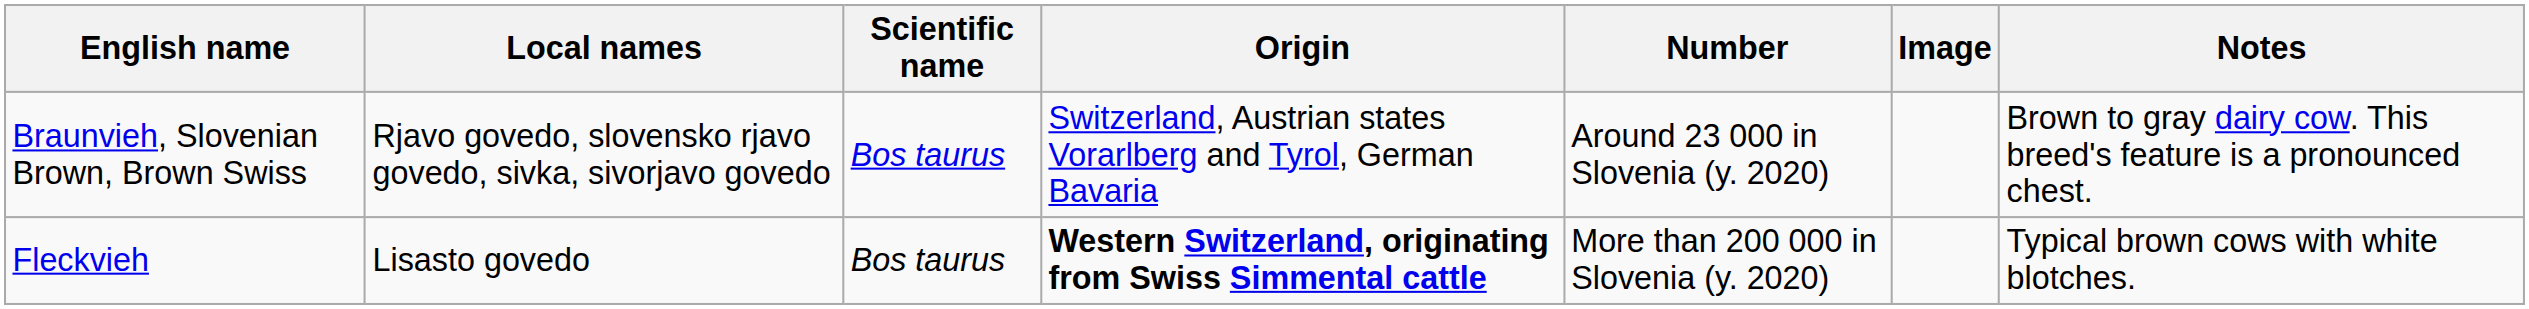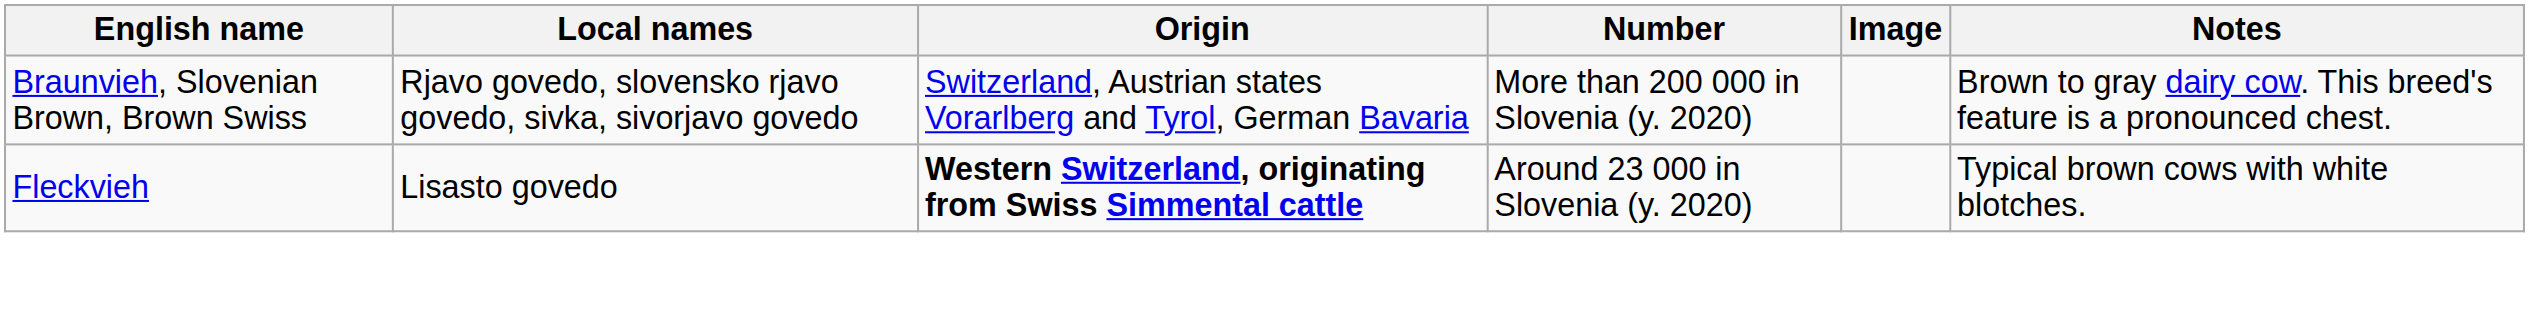- column: (942, 48)
(1700, 154) Around 23 000 in Slovenia (y. 2020) -> (1647, 99) More than 200 000 in Slovenia (y. 2020)
(1724, 259) More than 200 000 in Slovenia (y. 2020) -> (1623, 187) Around 23 000 in Slovenia (y. 2020)
